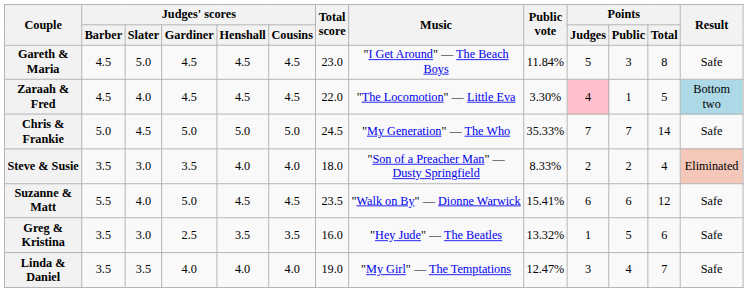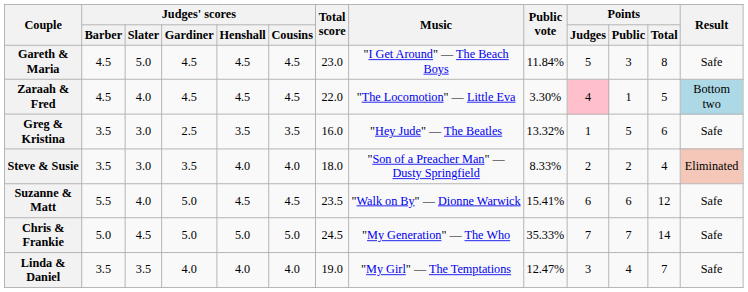rows swapped: (43, 131) <-> (43, 235)
